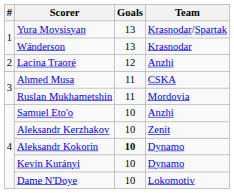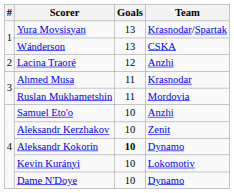(170, 46) Krasnodar -> (162, 46) CSKA
(162, 79) CSKA -> (170, 79) Krasnodar
(166, 163) Dynamo -> (171, 163) Lokomotiv
(171, 180) Lokomotiv -> (166, 180) Dynamo
